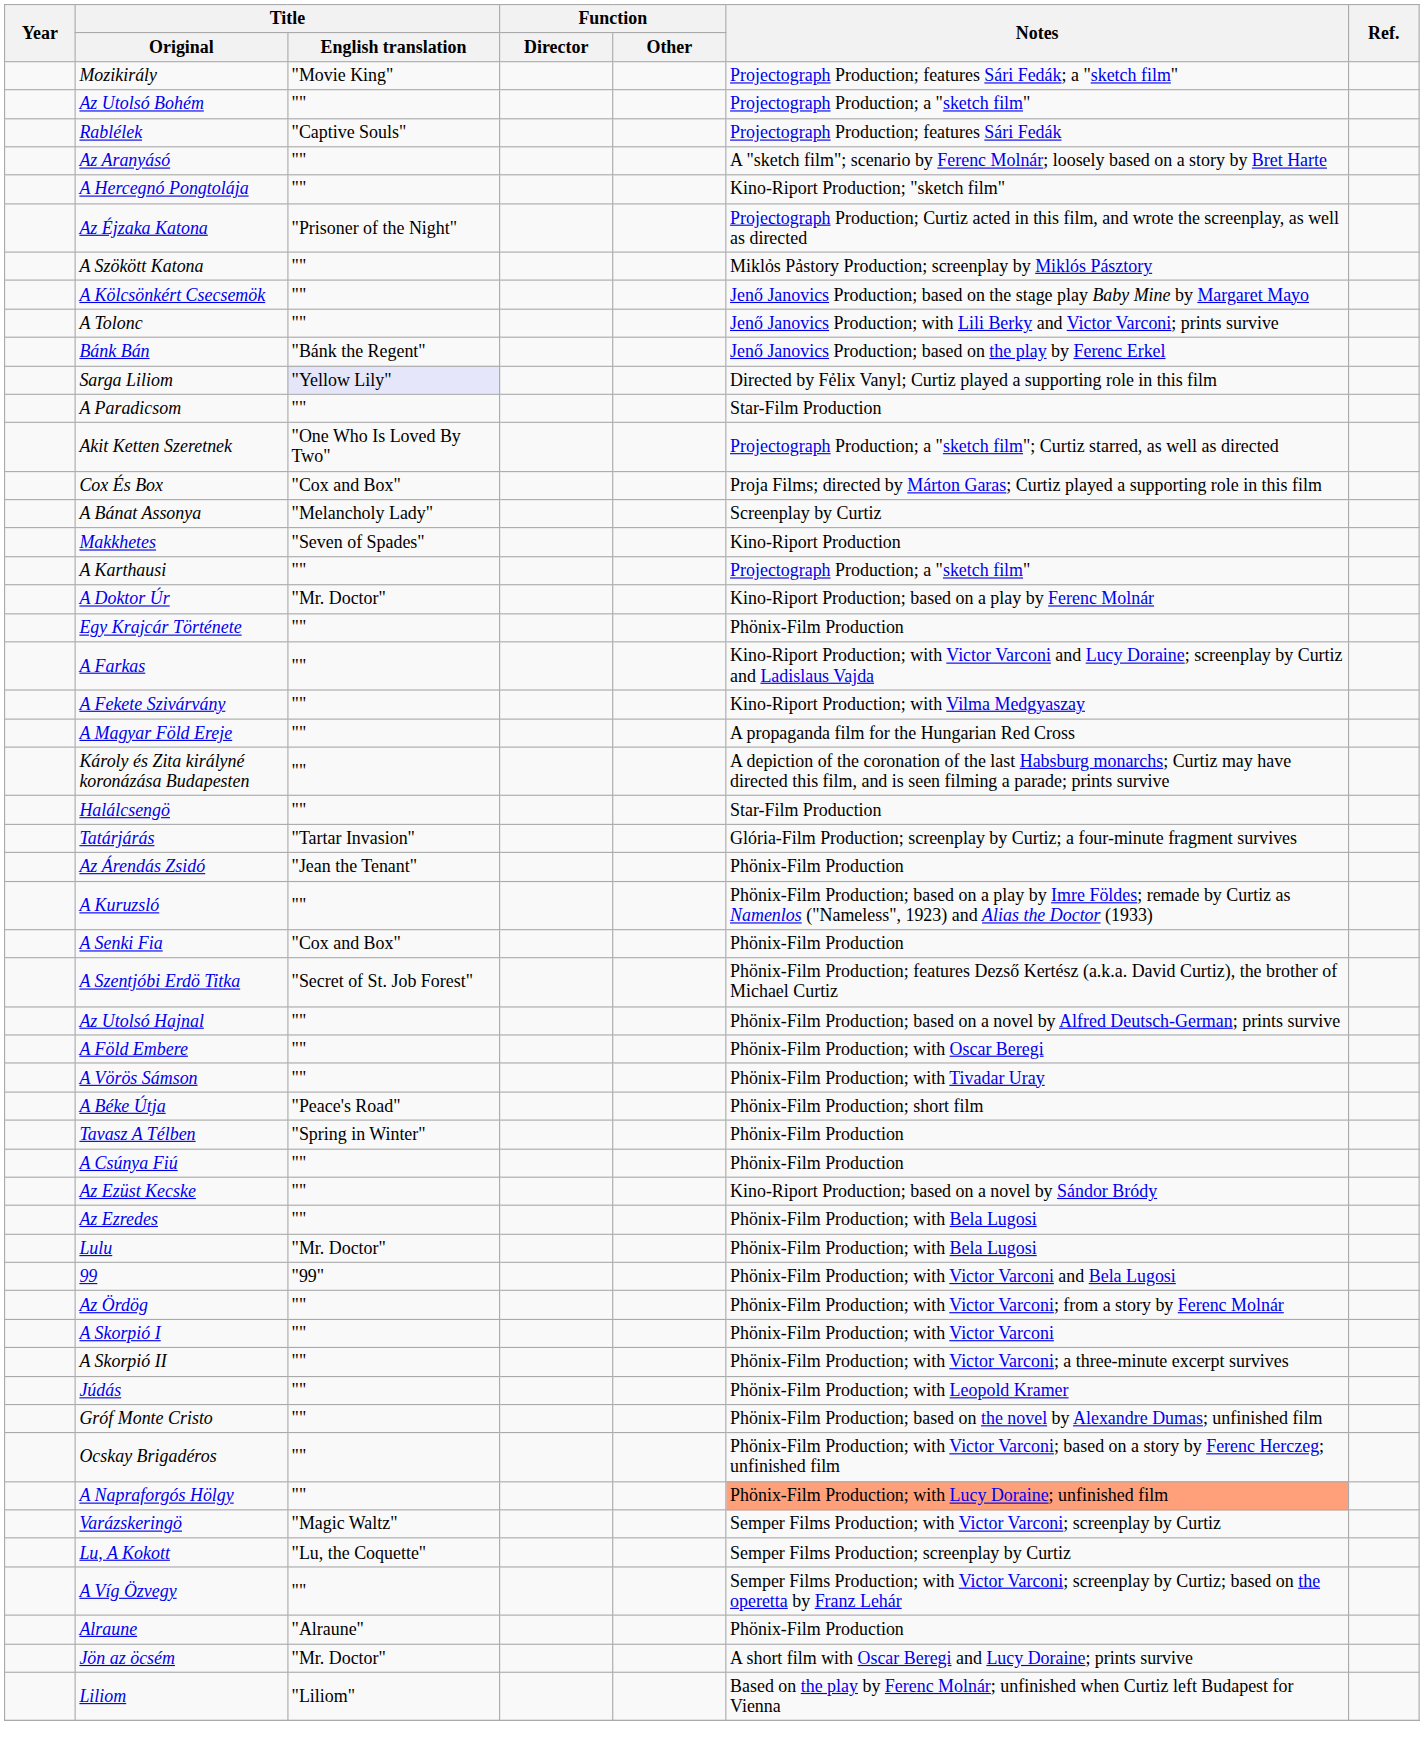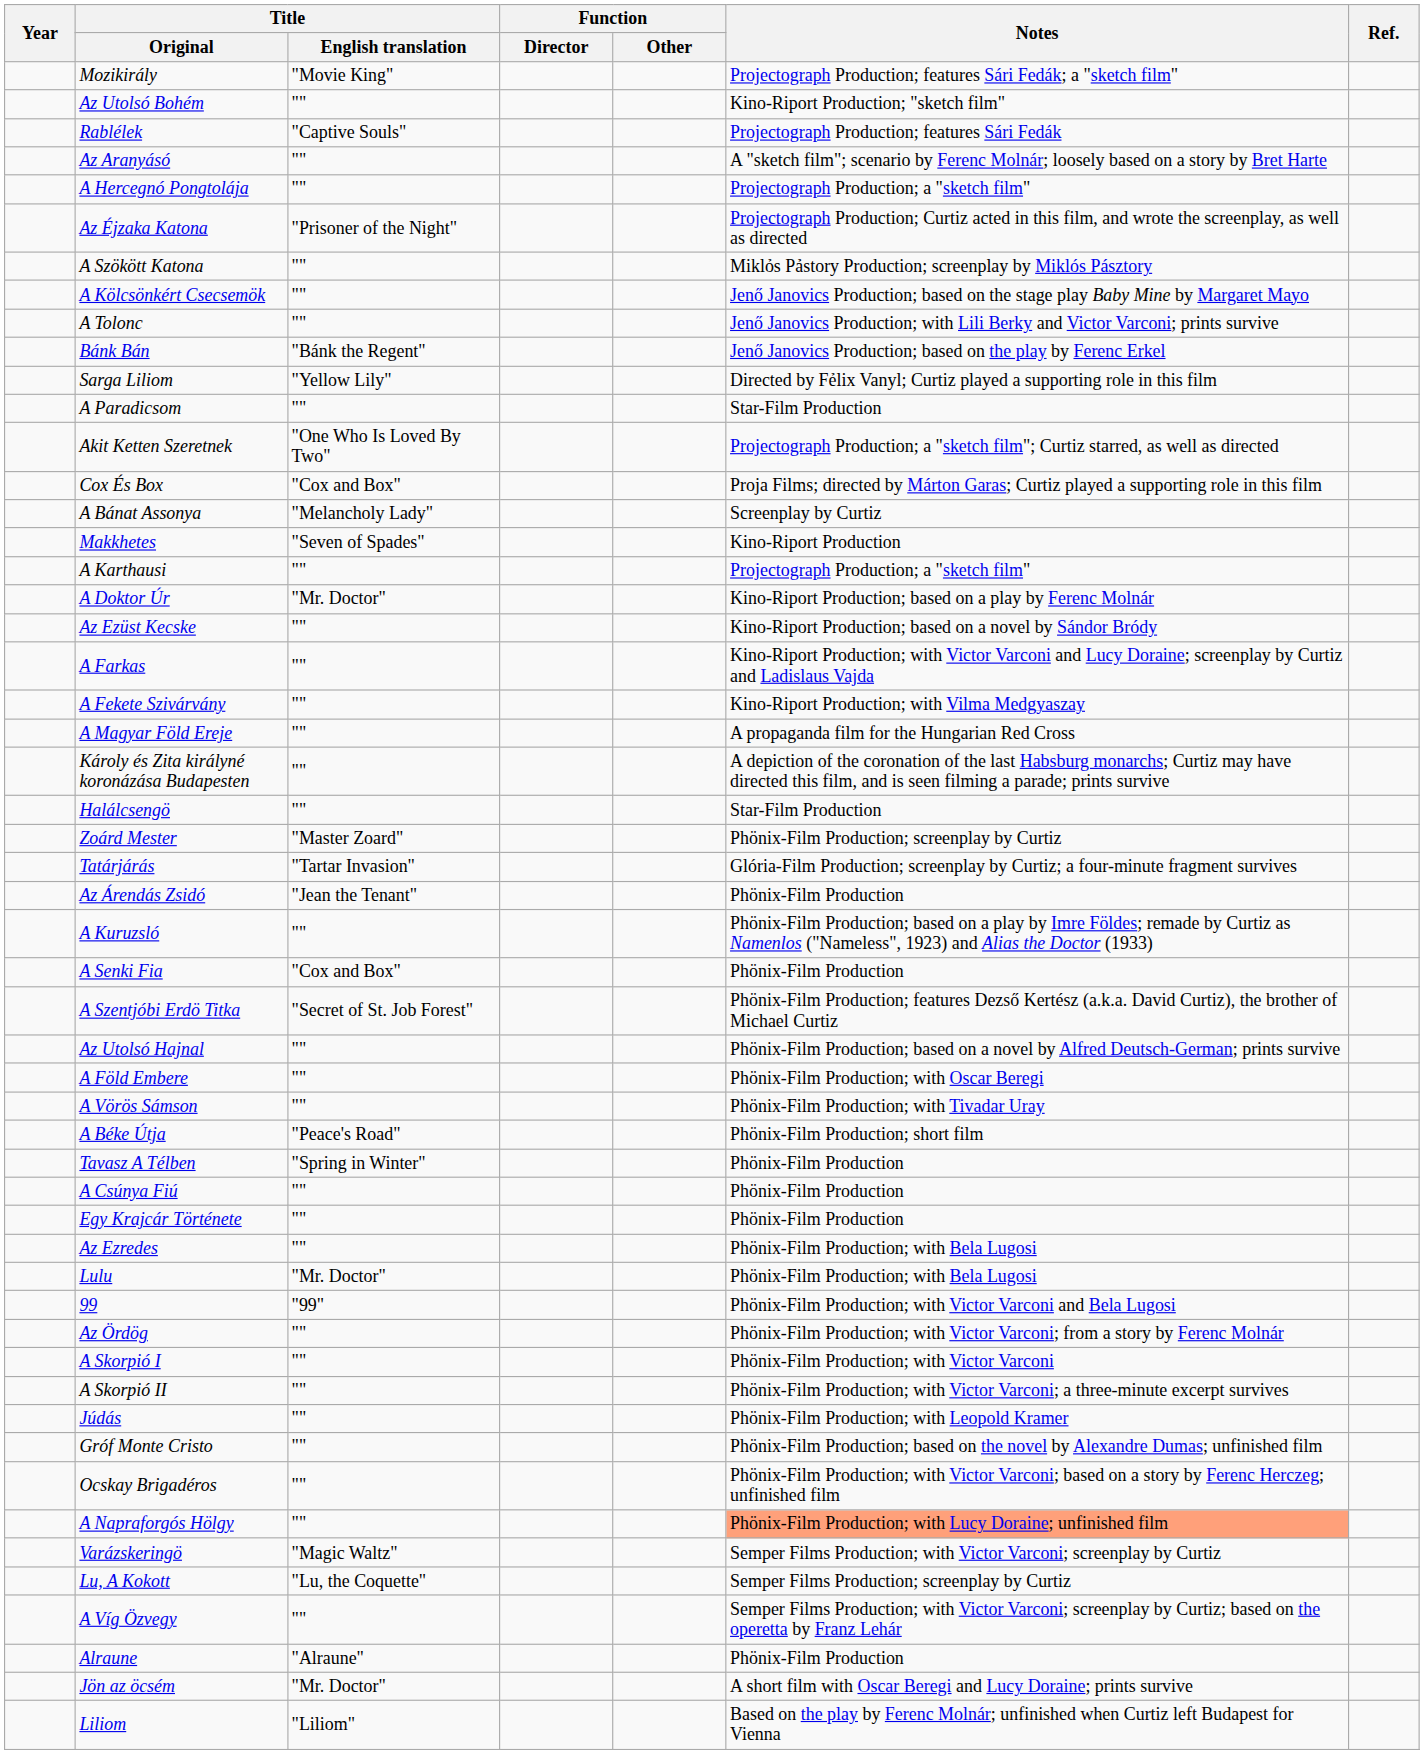(880, 103) Projectograph Production; a "sketch film" -> (868, 103) Kino-Riport Production; "sketch film"
(868, 189) Kino-Riport Production; "sketch film" -> (880, 189) Projectograph Production; a "sketch film"
(342, 379) lavender background -> (342, 379) no background
rows swapped: (138, 1191) <-> (161, 627)
+ row: (128, 838)
